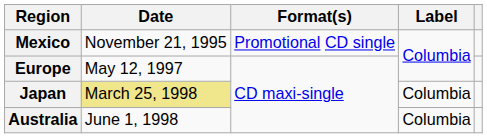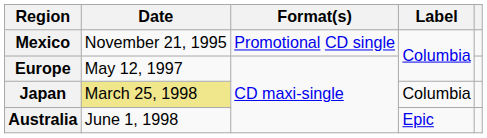(437, 119) Columbia -> (418, 119) Epic
